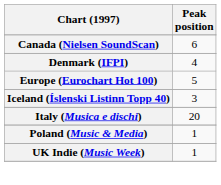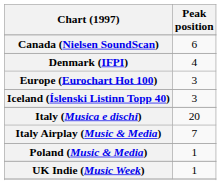(194, 80) 5 -> (194, 80) 3
+ row: (88, 134)
